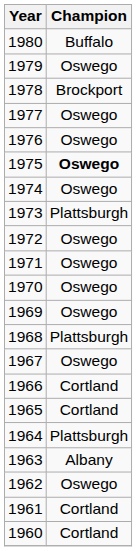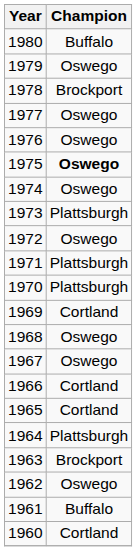(89, 262) Oswego -> (89, 262) Plattsburgh
(89, 287) Oswego -> (89, 287) Plattsburgh
(89, 312) Oswego -> (89, 312) Cortland
(89, 336) Plattsburgh -> (89, 336) Oswego
(89, 459) Albany -> (89, 459) Brockport
(89, 509) Cortland -> (89, 509) Buffalo
